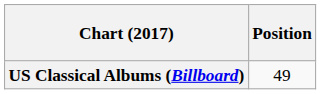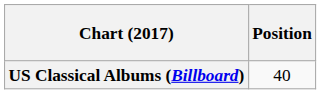(282, 74) 49 -> (282, 74) 40
